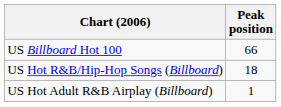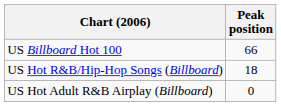(251, 91) 1 -> (251, 91) 0
